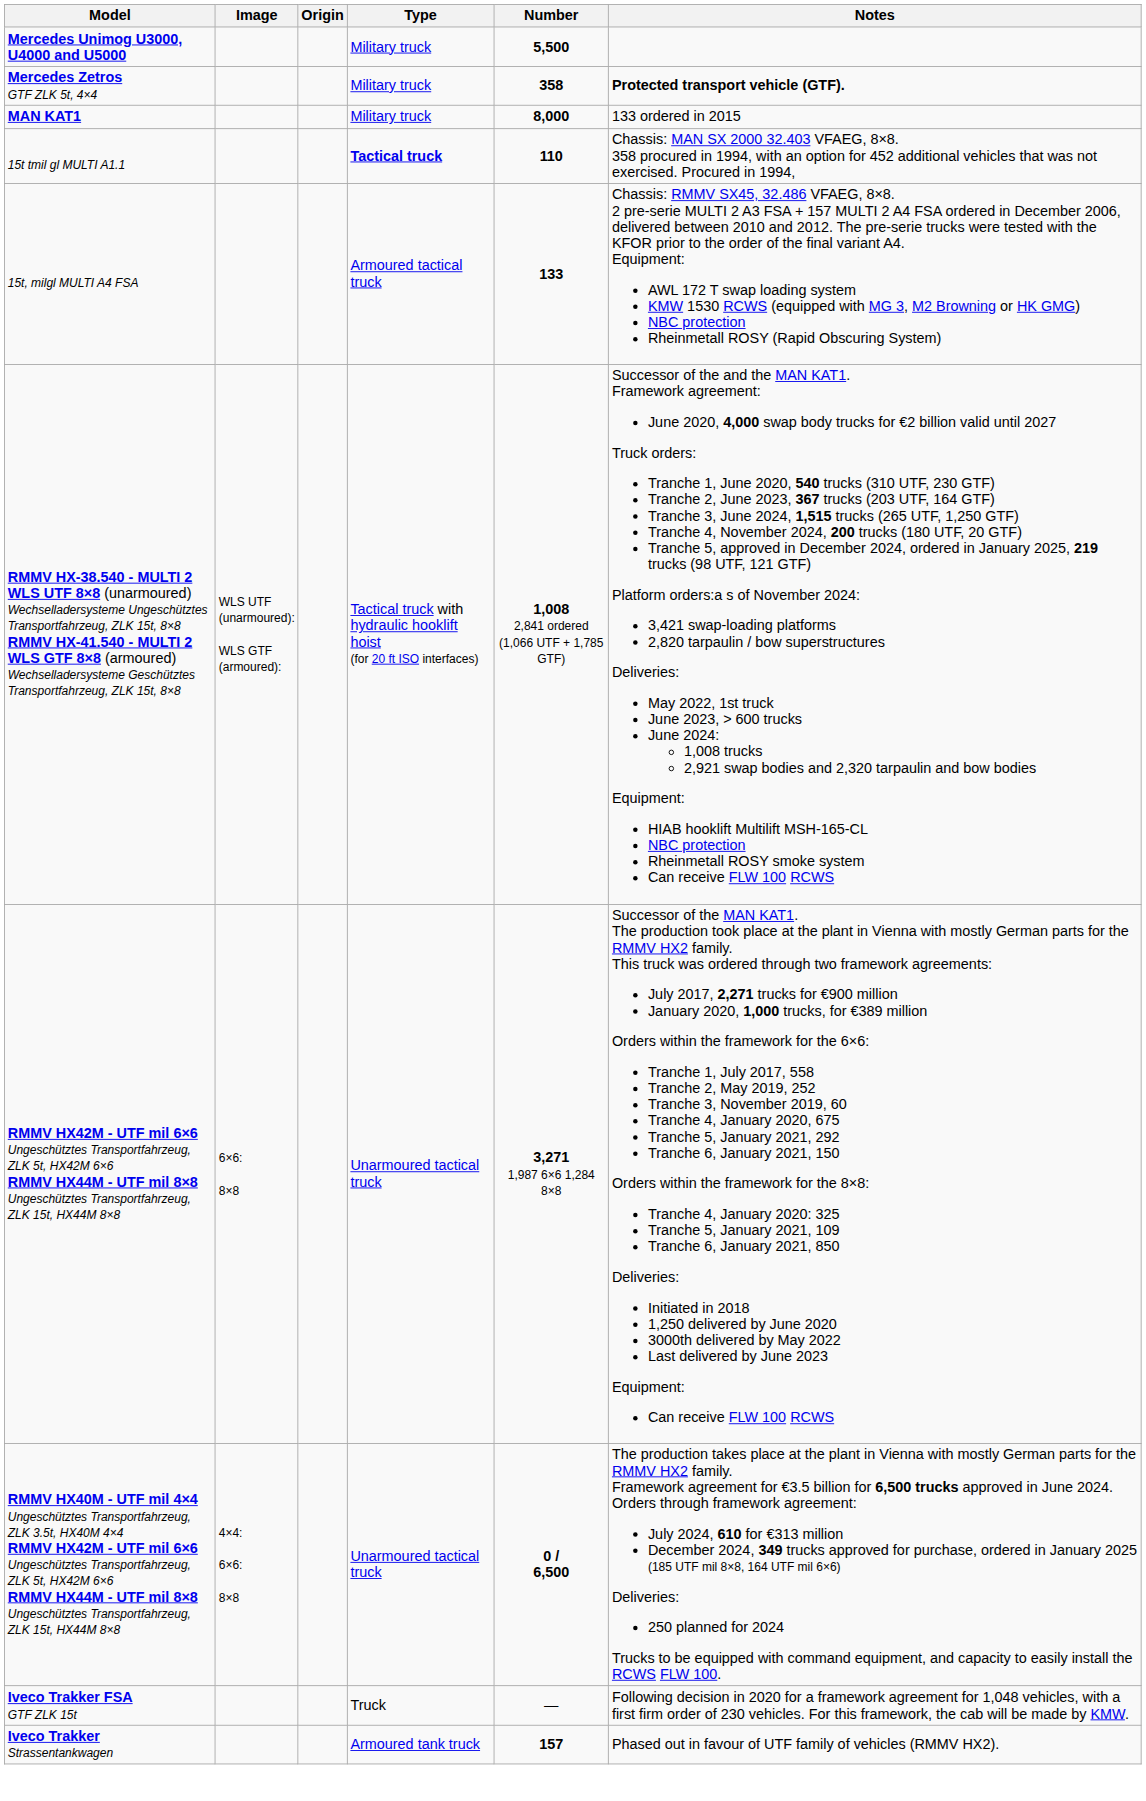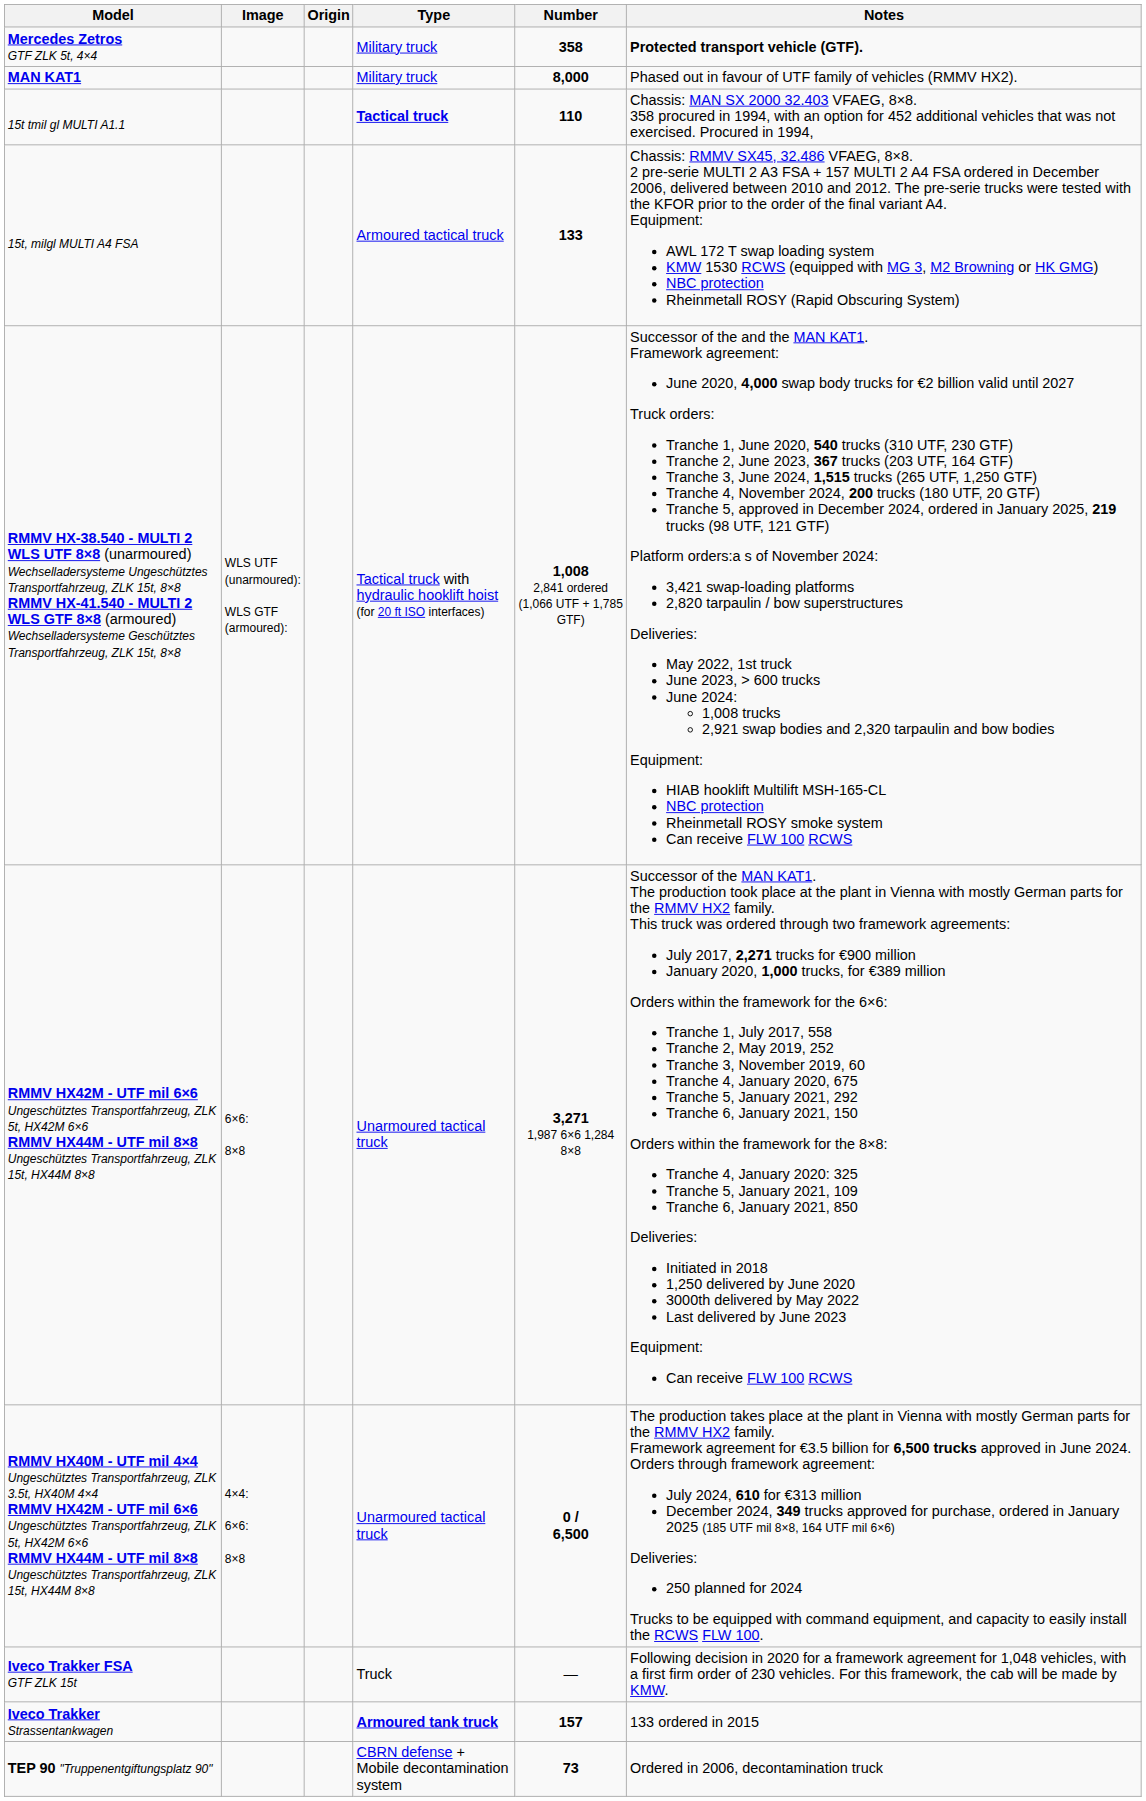- row: (95, 46)
(676, 116) 133 ordered in 2015 -> (824, 77) Phased out in favour of UTF family of vehicles (RMMV HX2).
(415, 1744) normal -> (427, 1721) bold
(806, 1744) Phased out in favour of UTF family of vehicles (RMMV HX2). -> (695, 1721) 133 ordered in 2015
+ row: (110, 1768)
